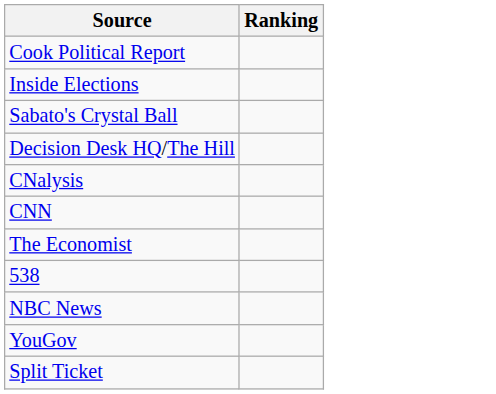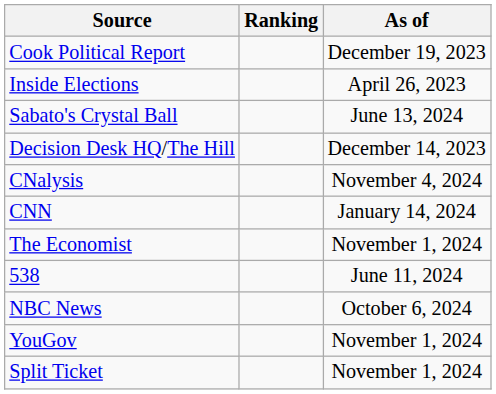+ column: (407, 20)
